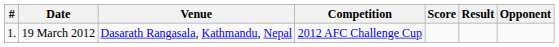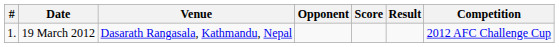columns swapped: (525, 14) <-> (360, 14)
